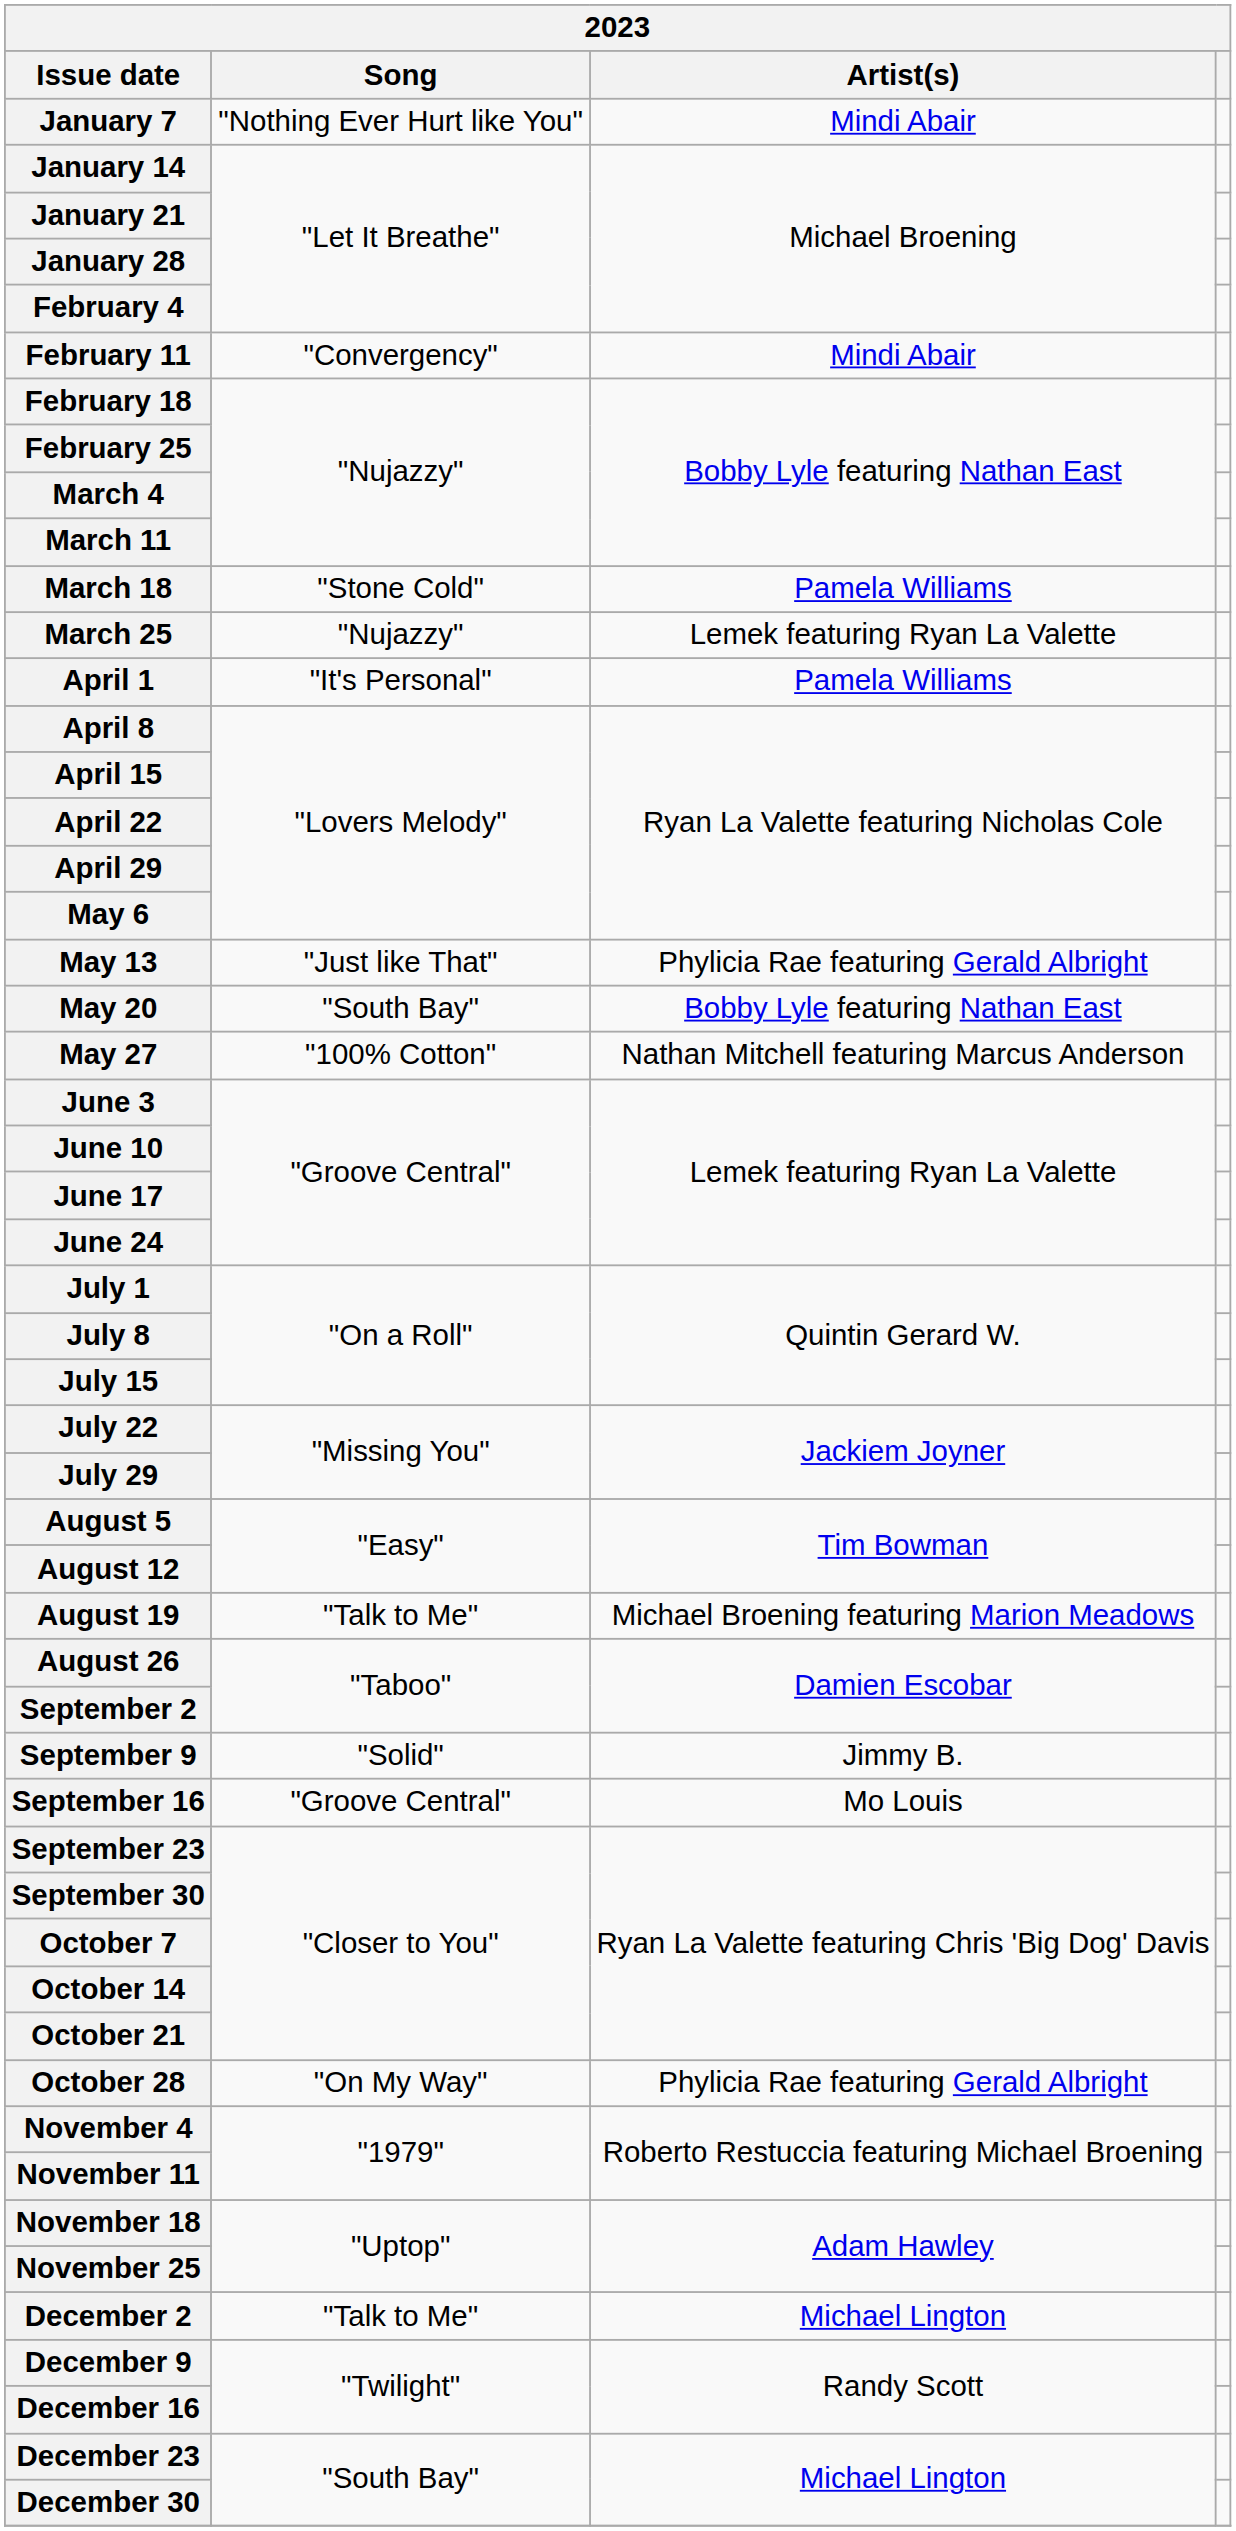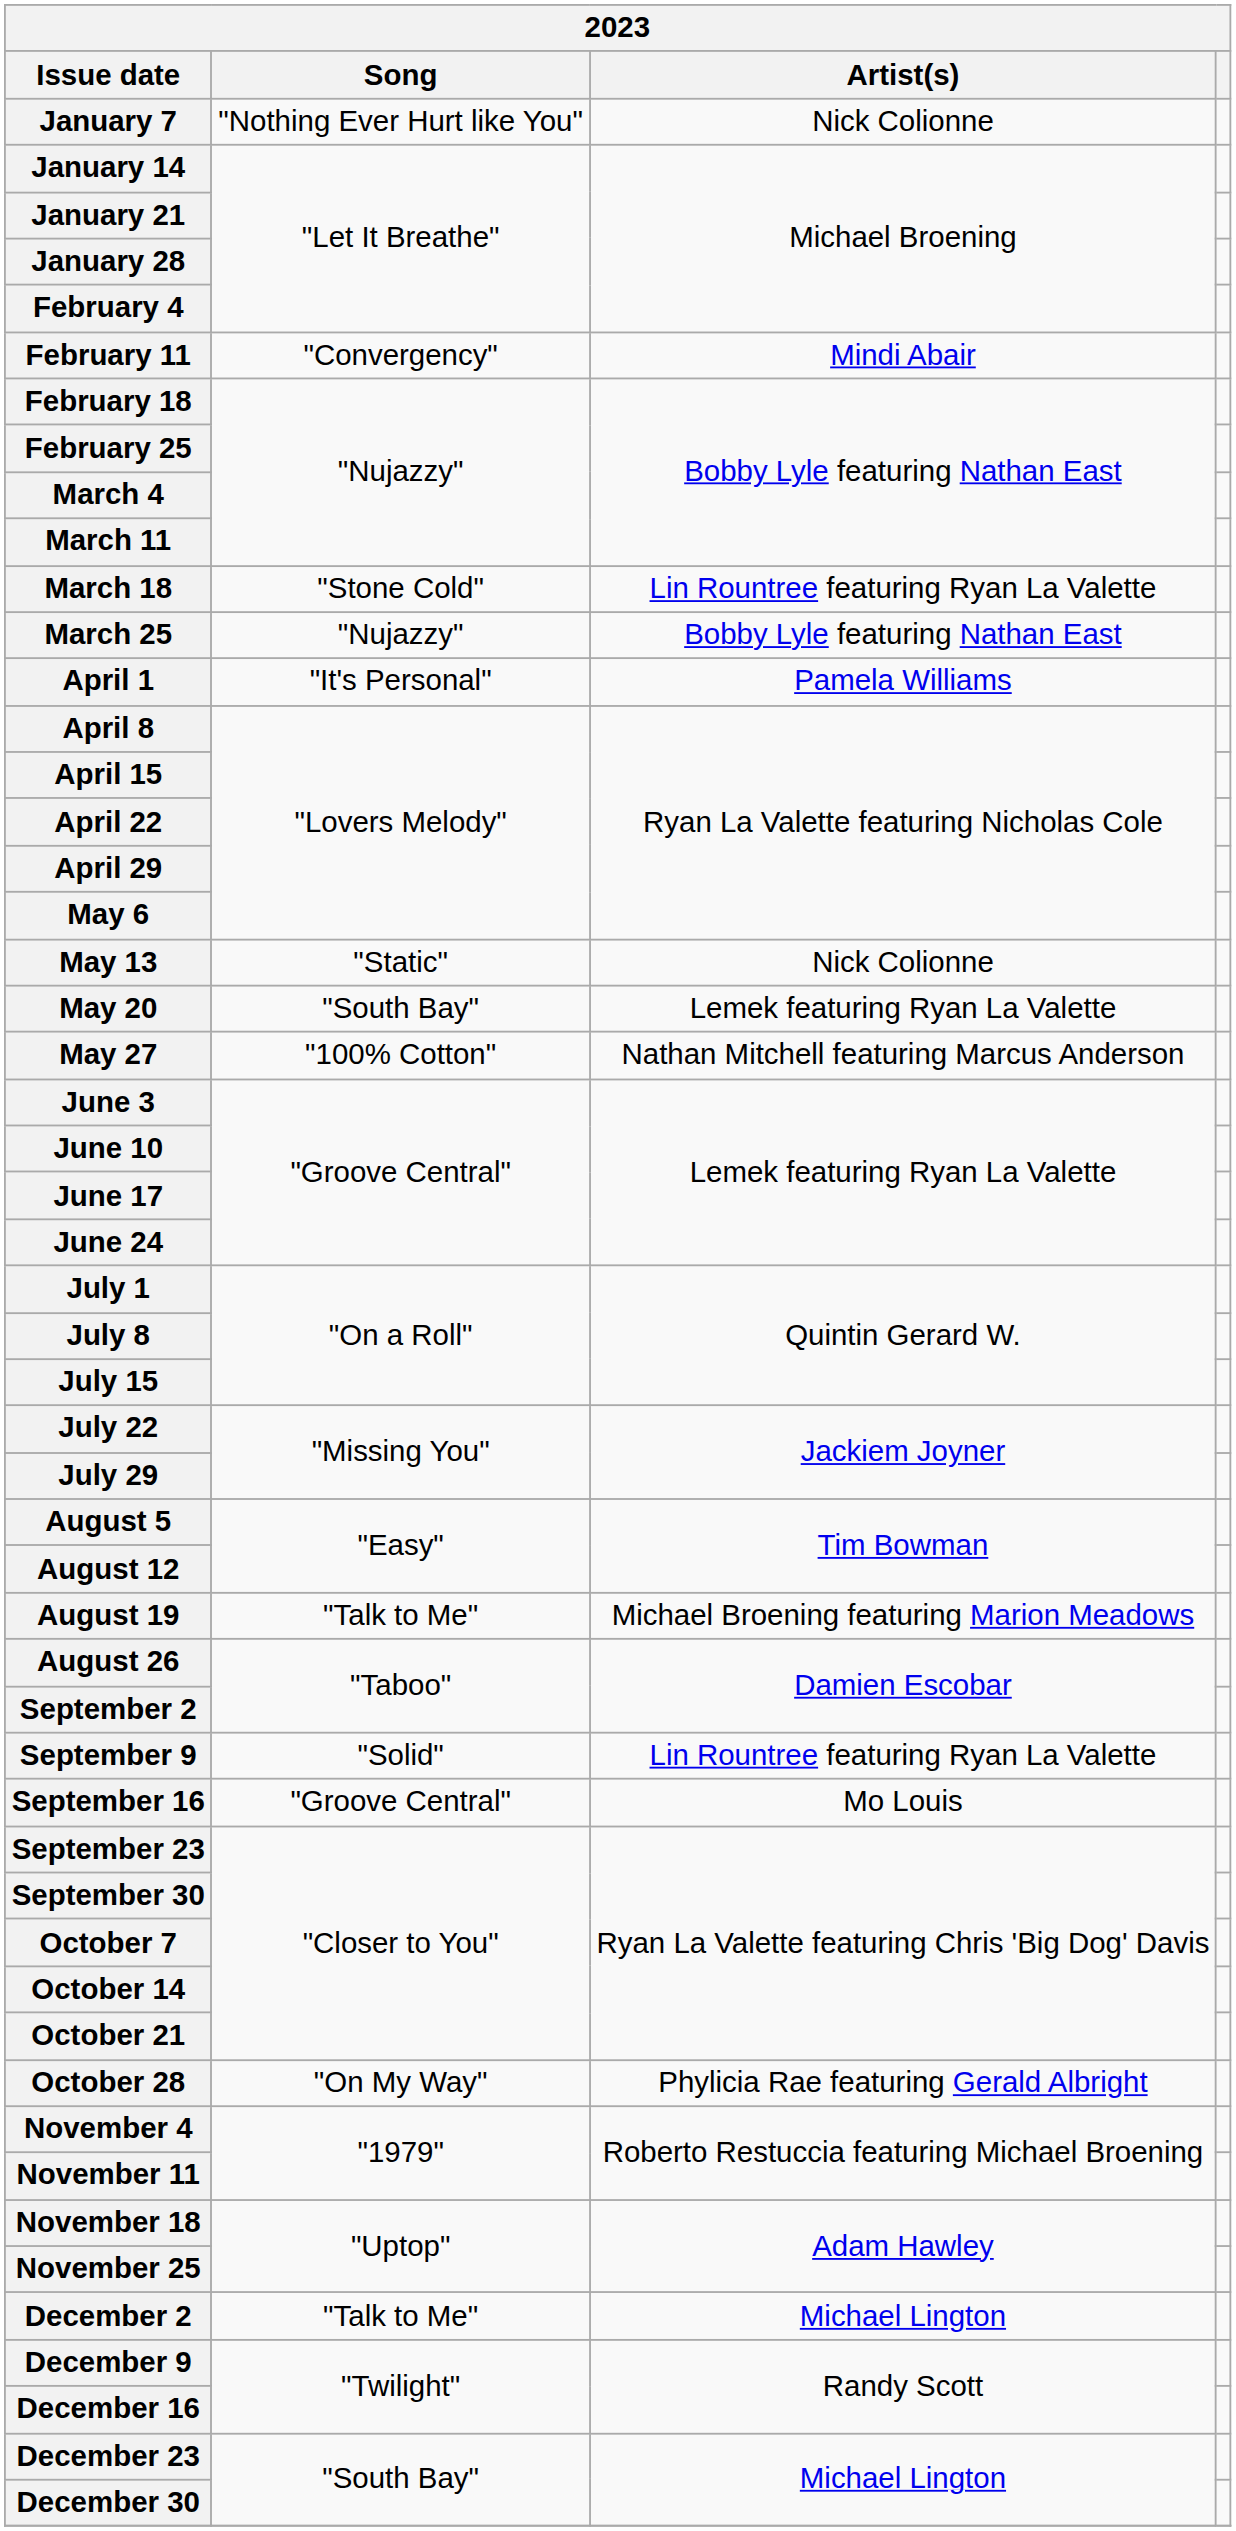(903, 121) Mindi Abair -> (903, 121) Nick Colionne
(903, 588) Pamela Williams -> (903, 588) Lin Rountree featuring Ryan La Valette
(903, 634) Lemek featuring Ryan La Valette -> (903, 634) Bobby Lyle featuring Nathan East
(401, 961) "Just like That" -> (401, 961) "Static"
(903, 961) Phylicia Rae featuring Gerald Albright -> (903, 961) Nick Colionne
(903, 1008) Bobby Lyle featuring Nathan East -> (903, 1008) Lemek featuring Ryan La Valette
(903, 1755) Jimmy B. -> (903, 1755) Lin Rountree featuring Ryan La Valette
